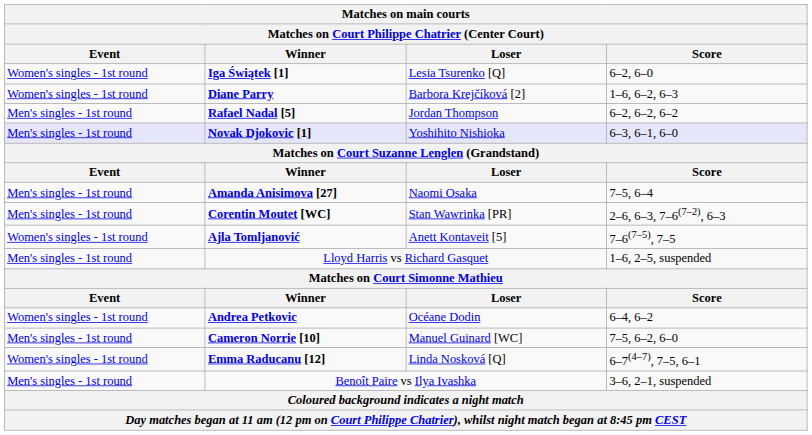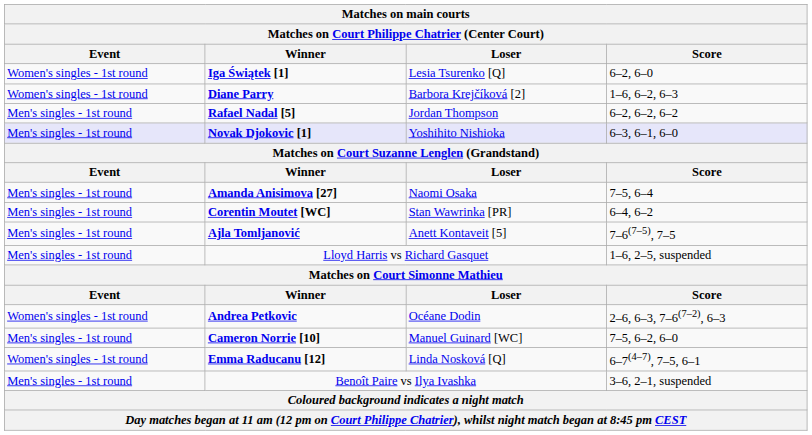(667, 214) 2–6, 6–3, 7–6(7–2), 6–3 -> (631, 212) 6–4, 6–2
(77, 237) Women's singles - 1st round -> (70, 233) Men's singles - 1st round
(631, 318) 6–4, 6–2 -> (667, 316) 2–6, 6–3, 7–6(7–2), 6–3
